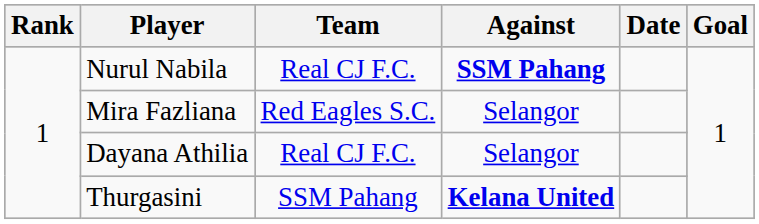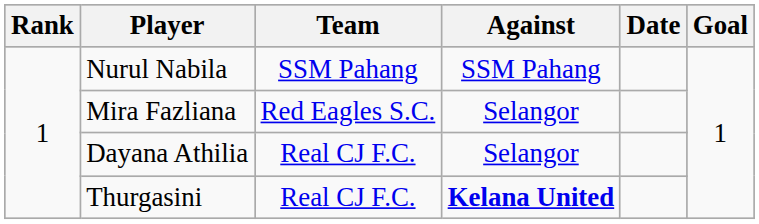(348, 68) Real CJ F.C. -> (348, 68) SSM Pahang
(531, 68) bold -> (531, 68) normal
(348, 196) SSM Pahang -> (348, 196) Real CJ F.C.
